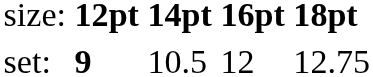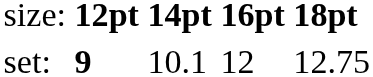(177, 61) 10.5 -> (177, 61) 10.1
